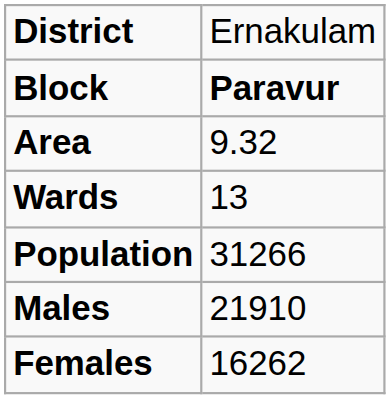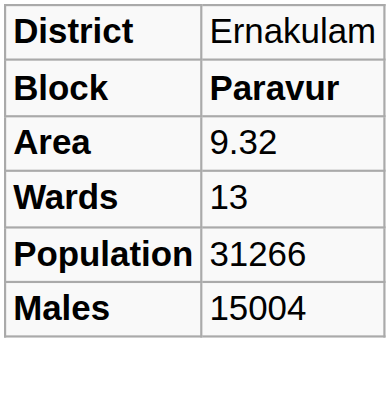(258, 308) 21910 -> (258, 308) 15004
- row: (83, 364)
